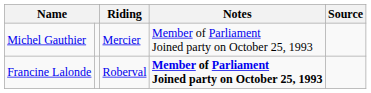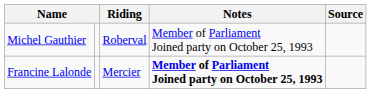(121, 39) Mercier -> (125, 39) Roberval
(125, 72) Roberval -> (121, 72) Mercier
